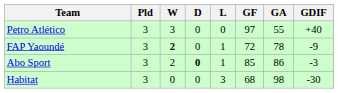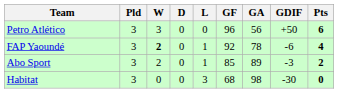+ column: (321, 12)
(250, 29) 97 -> (230, 29) 96
(279, 29) 55 -> (256, 29) 56
(314, 29) +40 -> (289, 29) +50
(250, 46) 72 -> (230, 46) 92
(314, 46) -9 -> (289, 46) -6
(198, 63) bold -> (182, 63) normal
(279, 63) 86 -> (256, 63) 89
